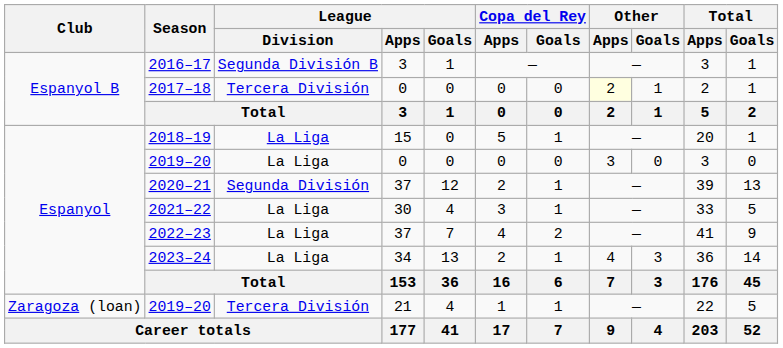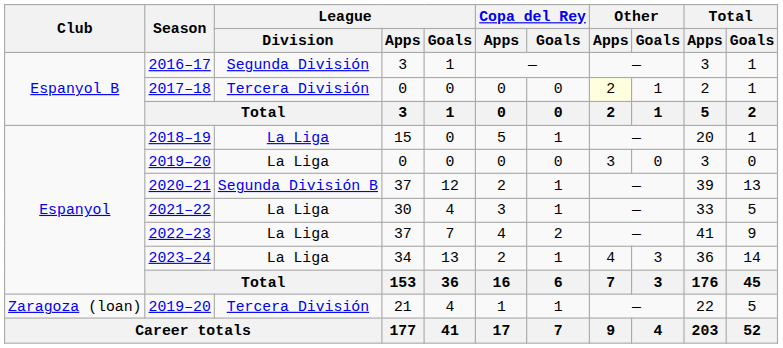(298, 65) Segunda División B -> (298, 65) Segunda División
(298, 186) Segunda División -> (298, 186) Segunda División B
